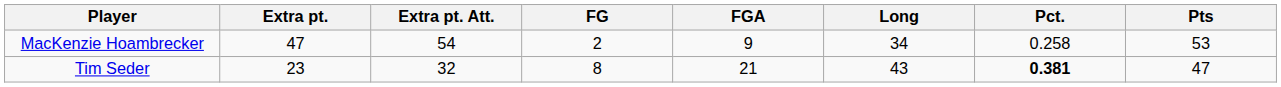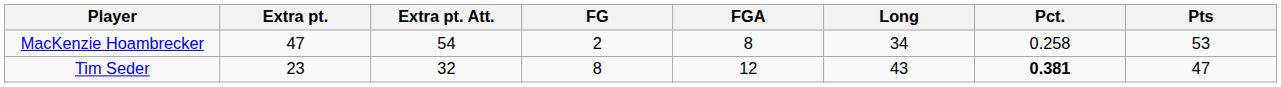(748, 43) 9 -> (748, 43) 8
(748, 69) 21 -> (748, 69) 12
